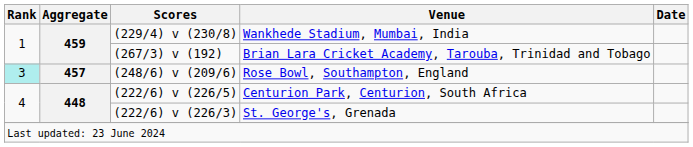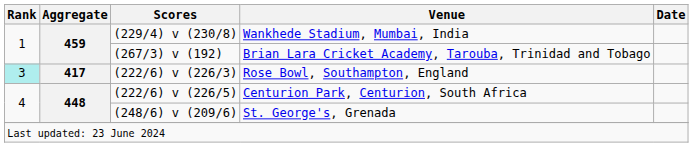(75, 73) 457 -> (75, 73) 417
(175, 73) (248/6) v (209/6) -> (175, 73) (222/6) v (226/3)
(175, 113) (222/6) v (226/3) -> (175, 113) (248/6) v (209/6)
